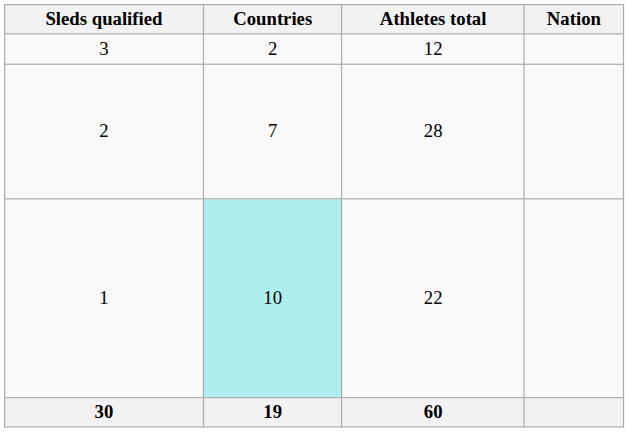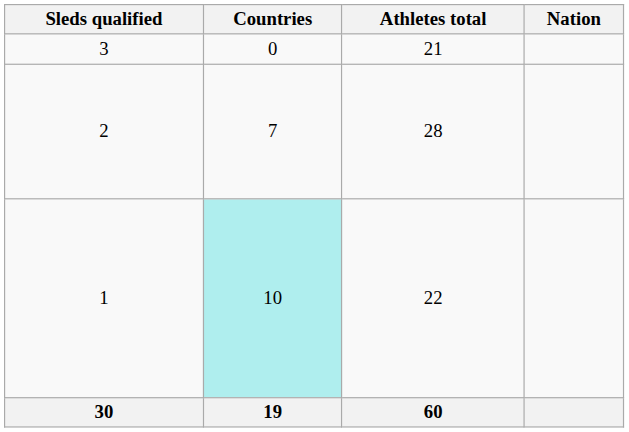(273, 49) 2 -> (273, 49) 0
(433, 49) 12 -> (433, 49) 21
